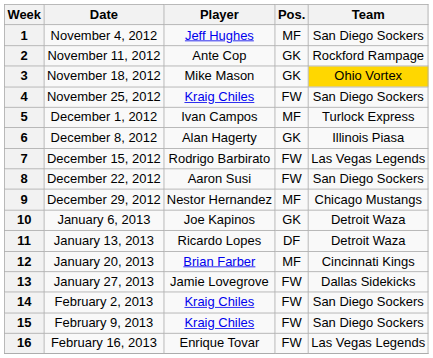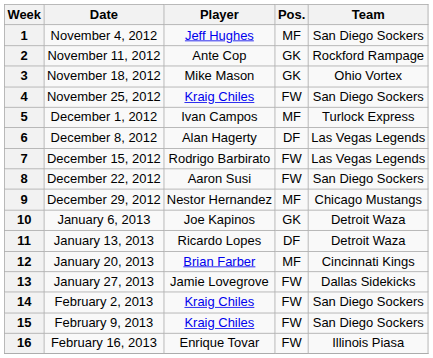(368, 76) gold background -> (368, 76) no background
(292, 138) GK -> (292, 138) DF
(368, 138) Illinois Piasa -> (368, 138) Las Vegas Legends
(368, 343) Las Vegas Legends -> (368, 343) Illinois Piasa
